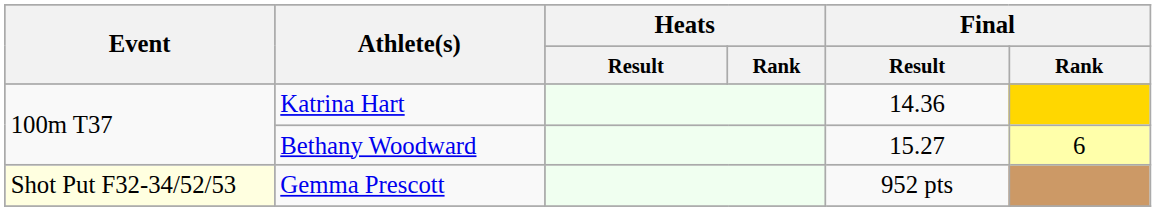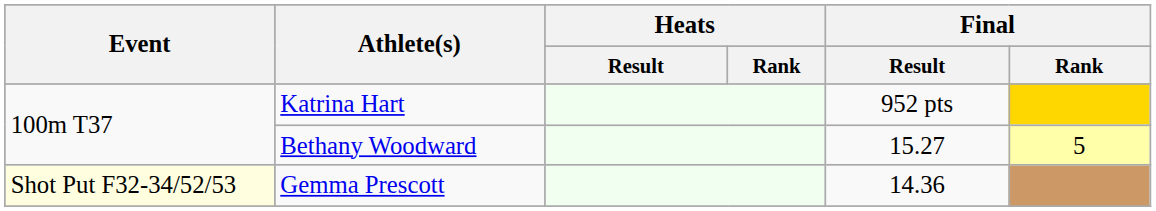(917, 104) 14.36 -> (917, 104) 952 pts
(1079, 145) 6 -> (1079, 145) 5
(917, 185) 952 pts -> (917, 185) 14.36
